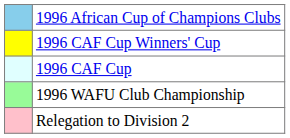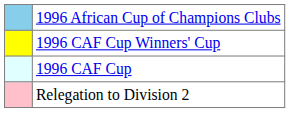- row: (140, 94)
